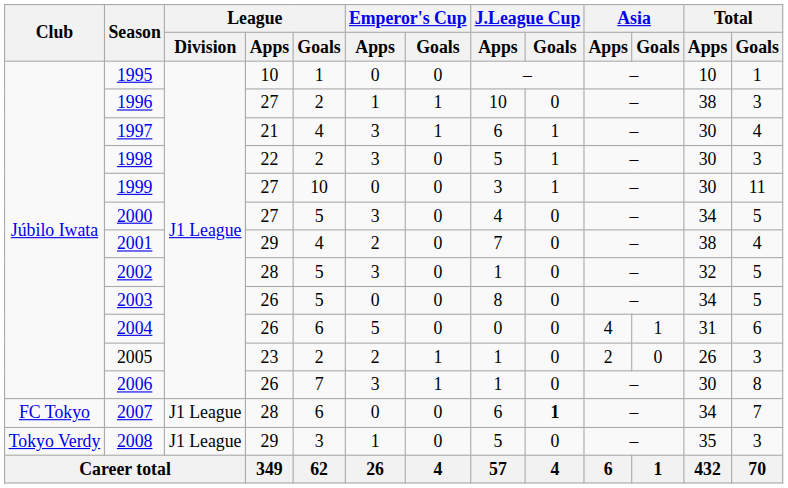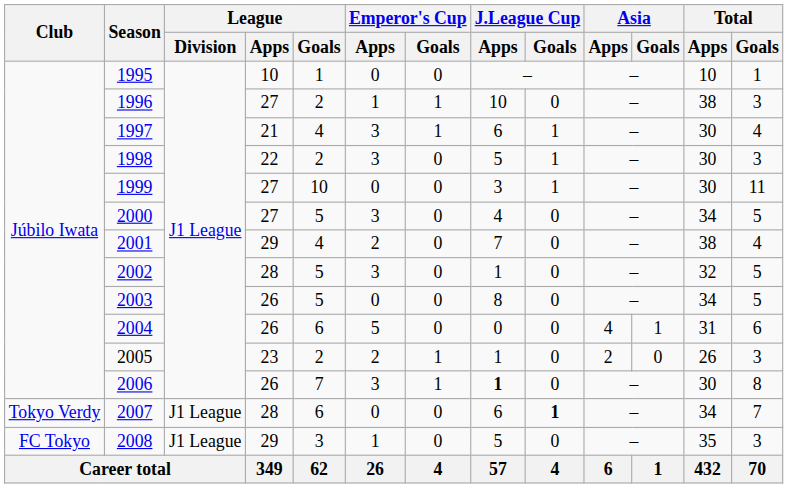(498, 384) normal -> (498, 384) bold
(54, 412) FC Tokyo -> (54, 412) Tokyo Verdy
(54, 441) Tokyo Verdy -> (54, 441) FC Tokyo
